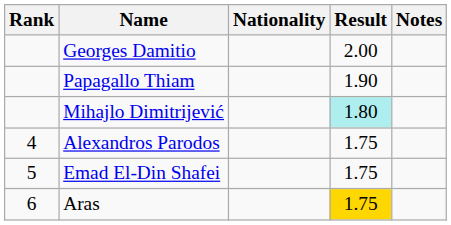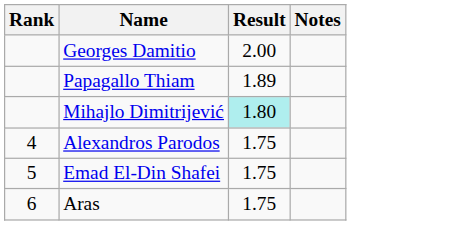- column: (279, 19)
(361, 81) 1.90 -> (259, 81) 1.89
(361, 204) gold background -> (259, 204) no background
